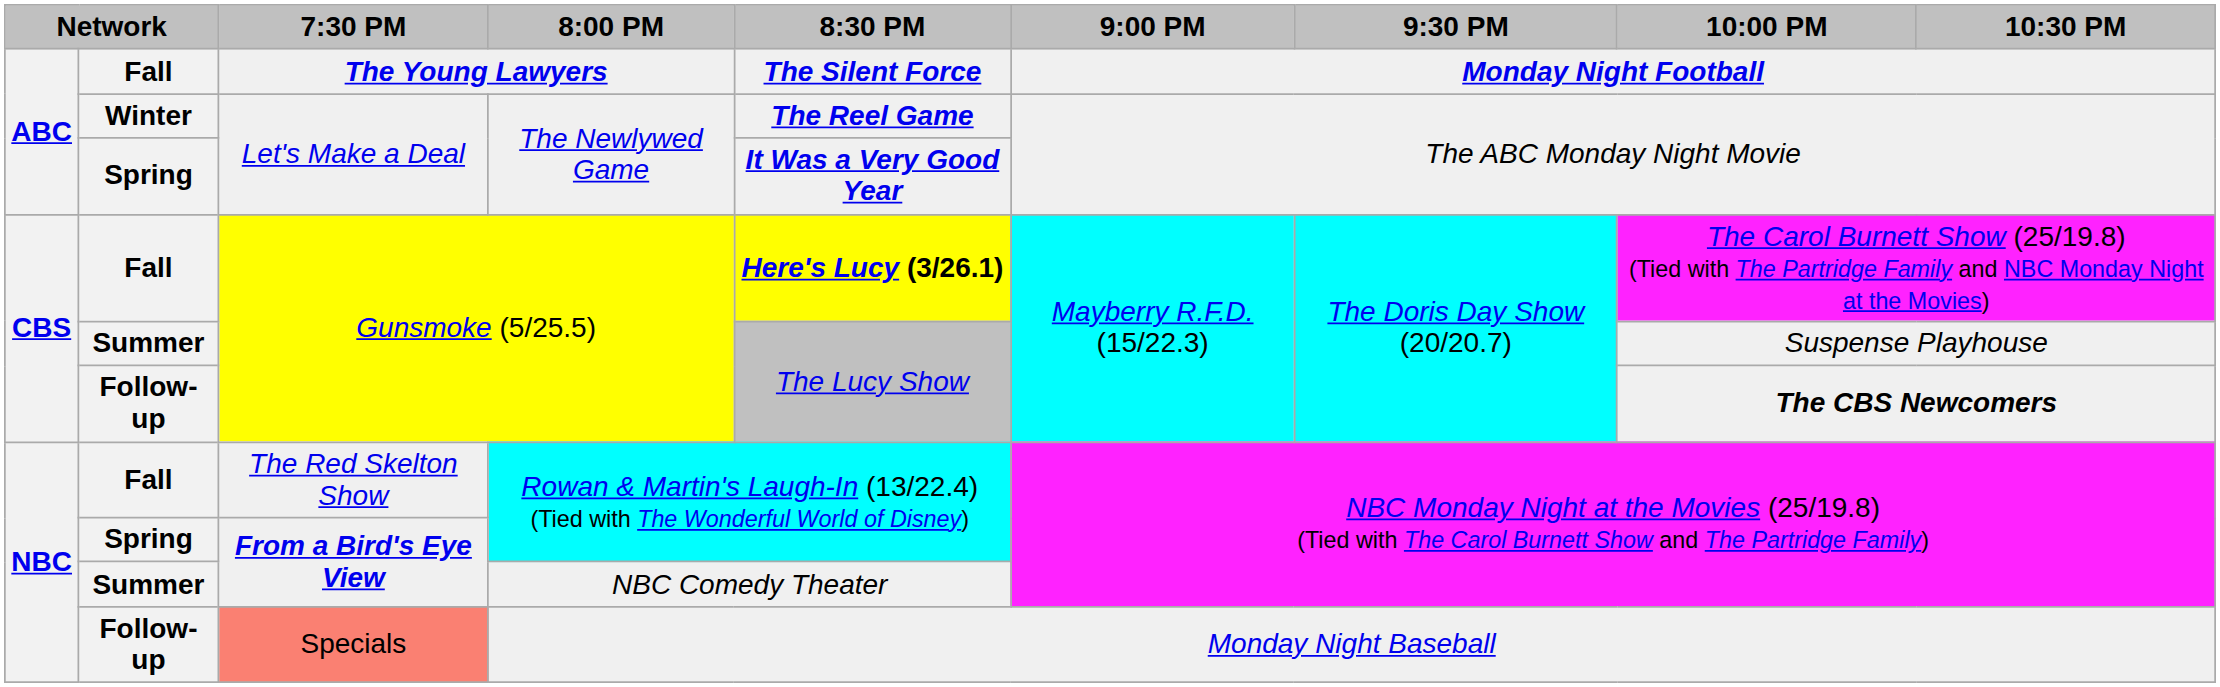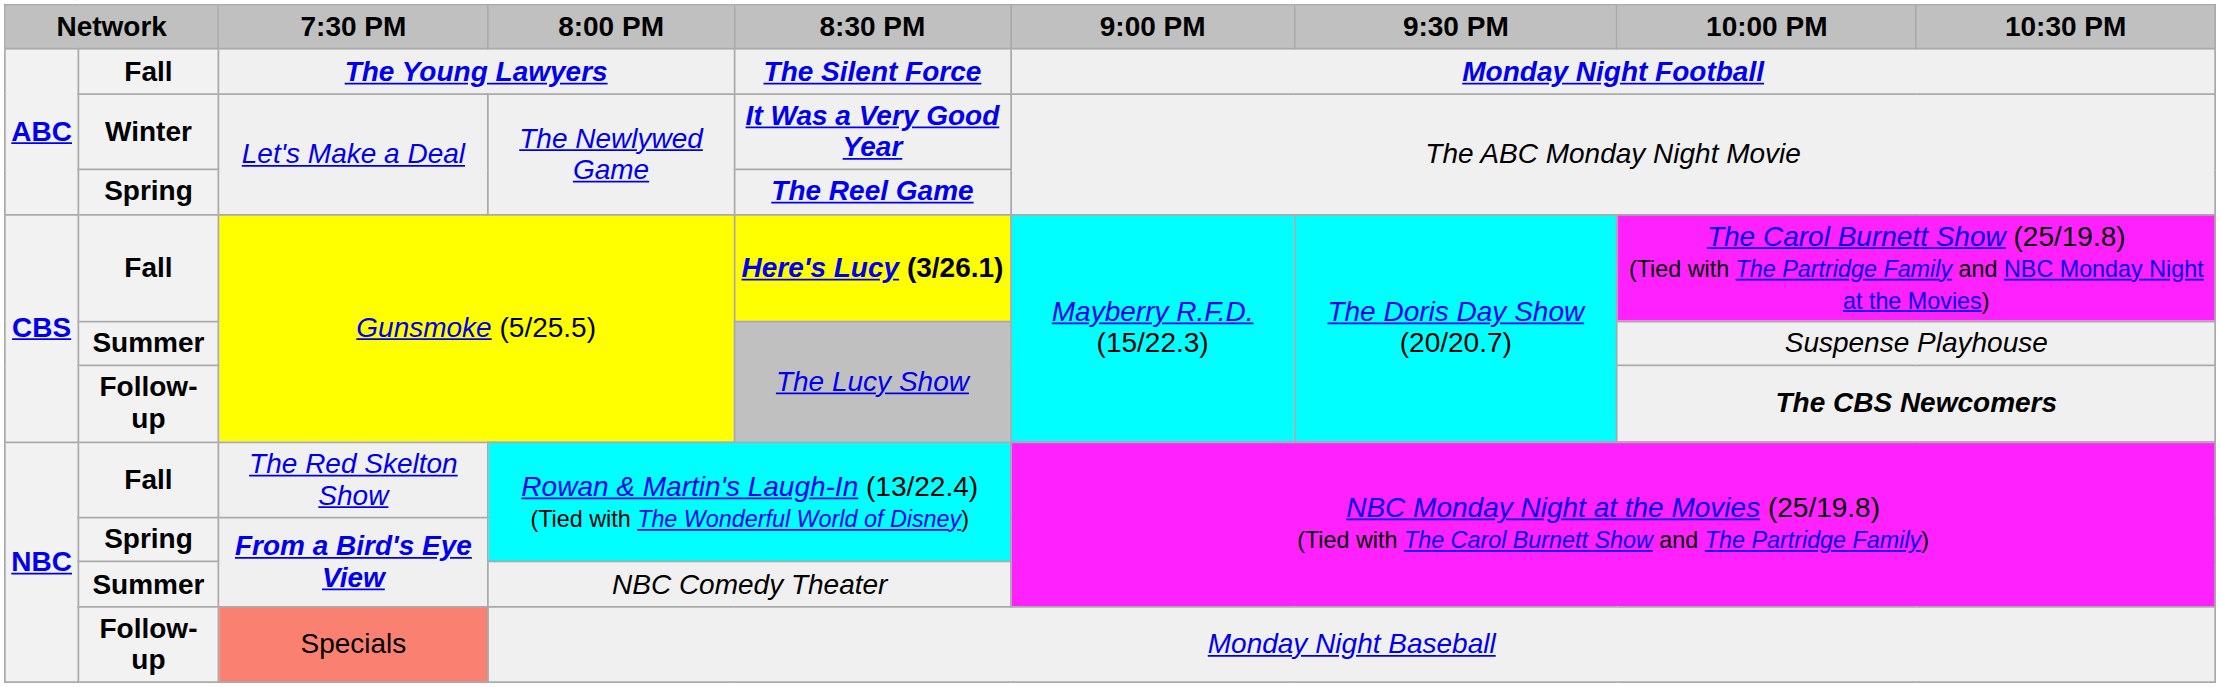(872, 115) The Reel Game -> (872, 131) It Was a Very Good Year
(872, 175) It Was a Very Good Year -> (872, 191) The Reel Game
